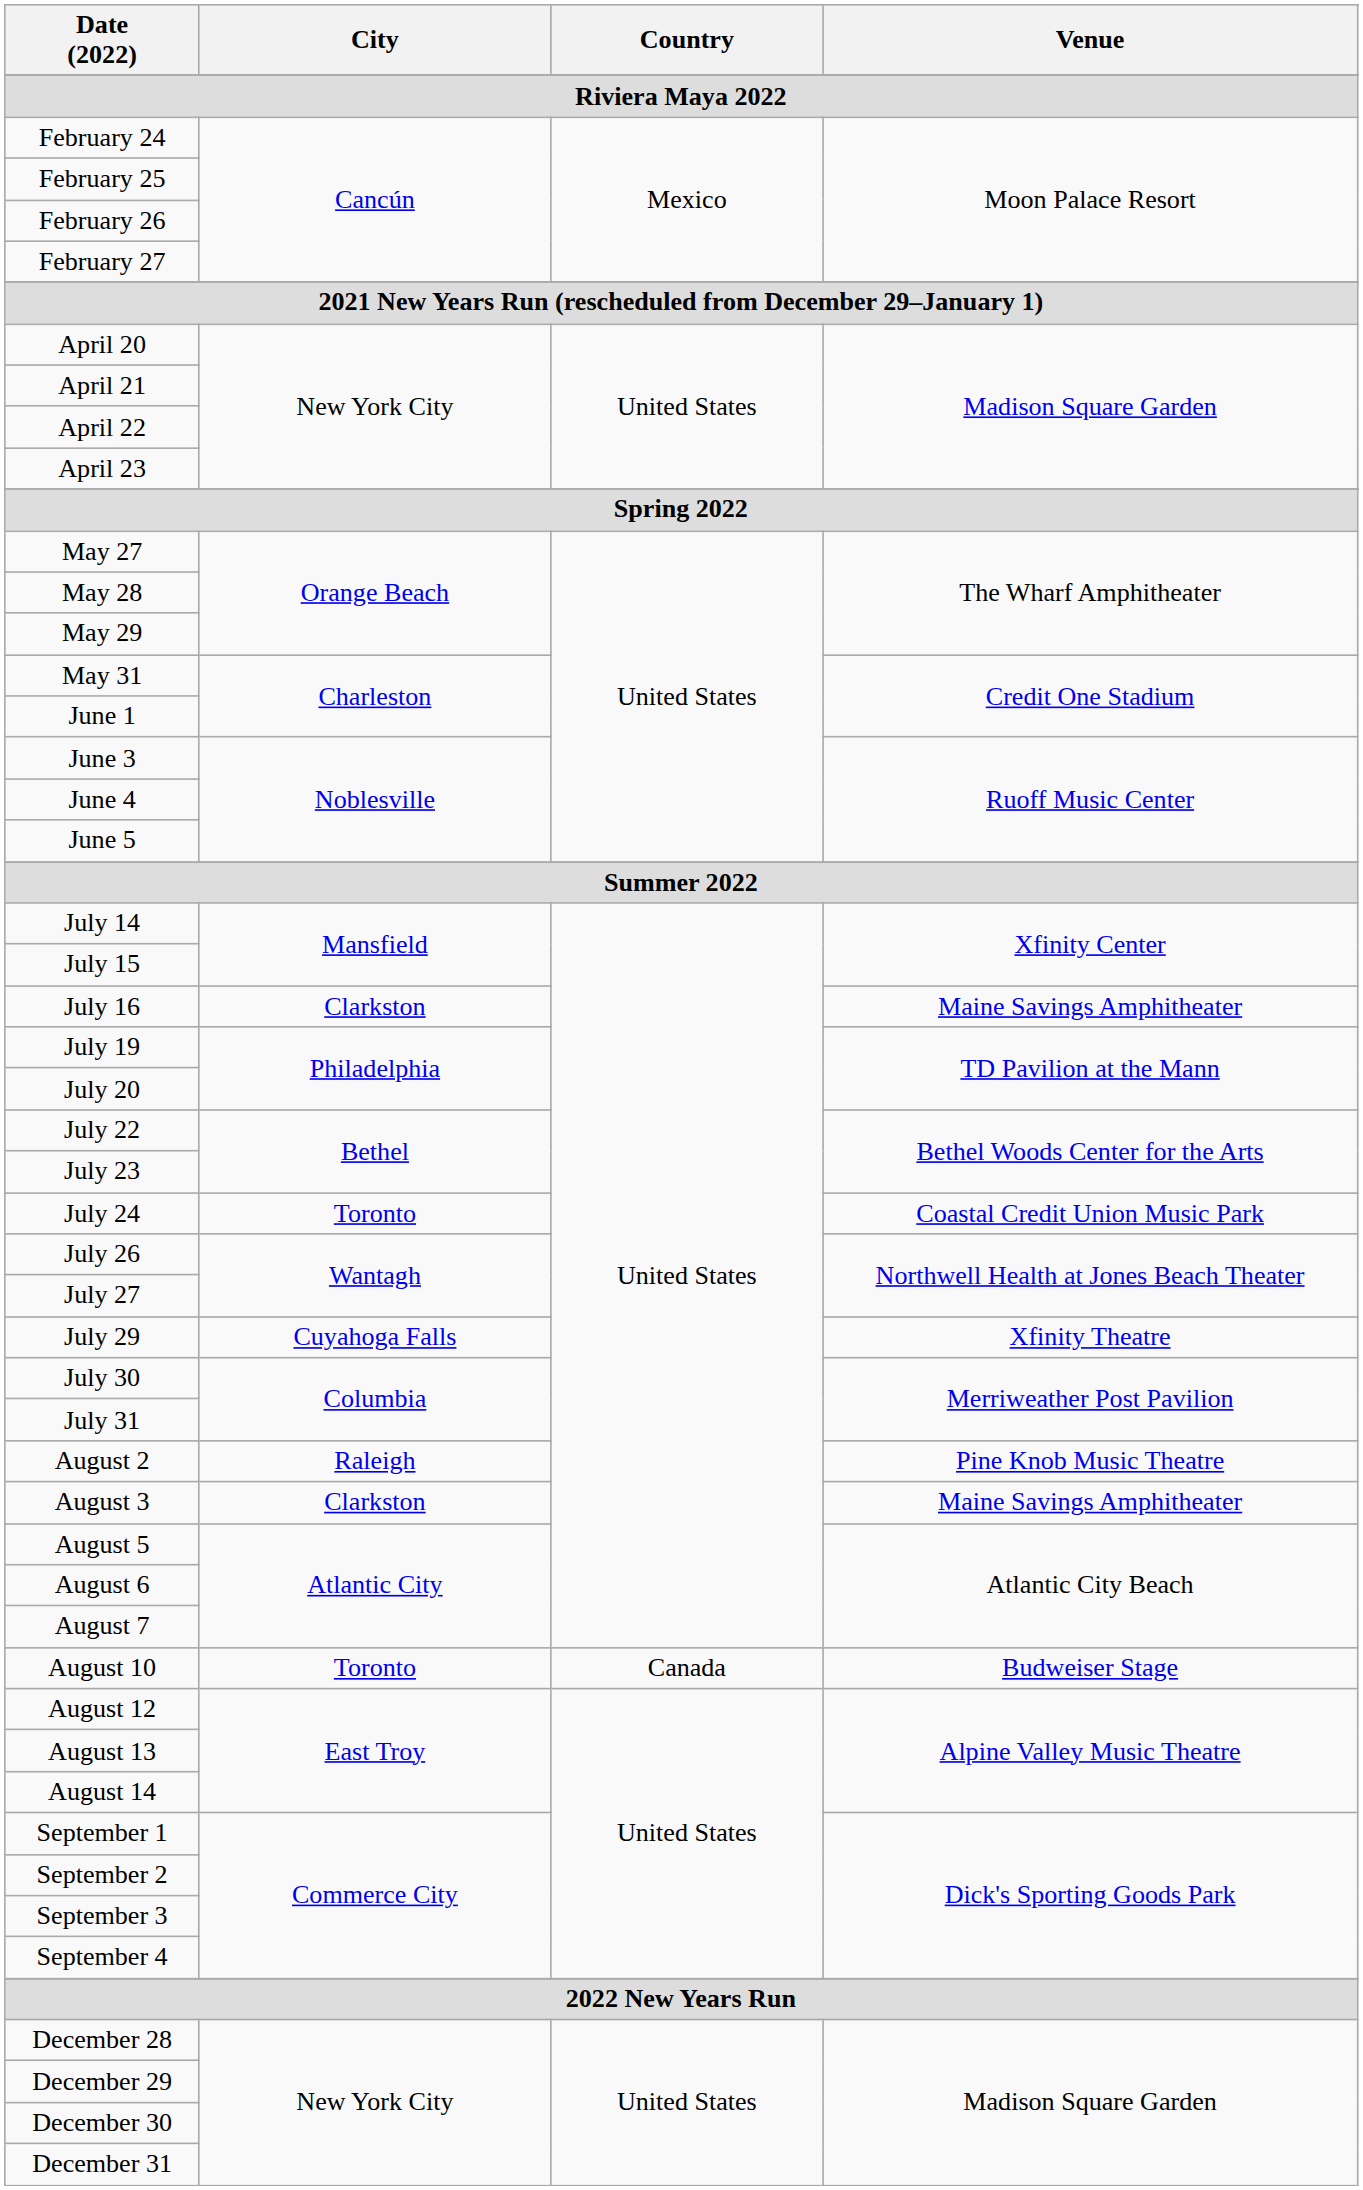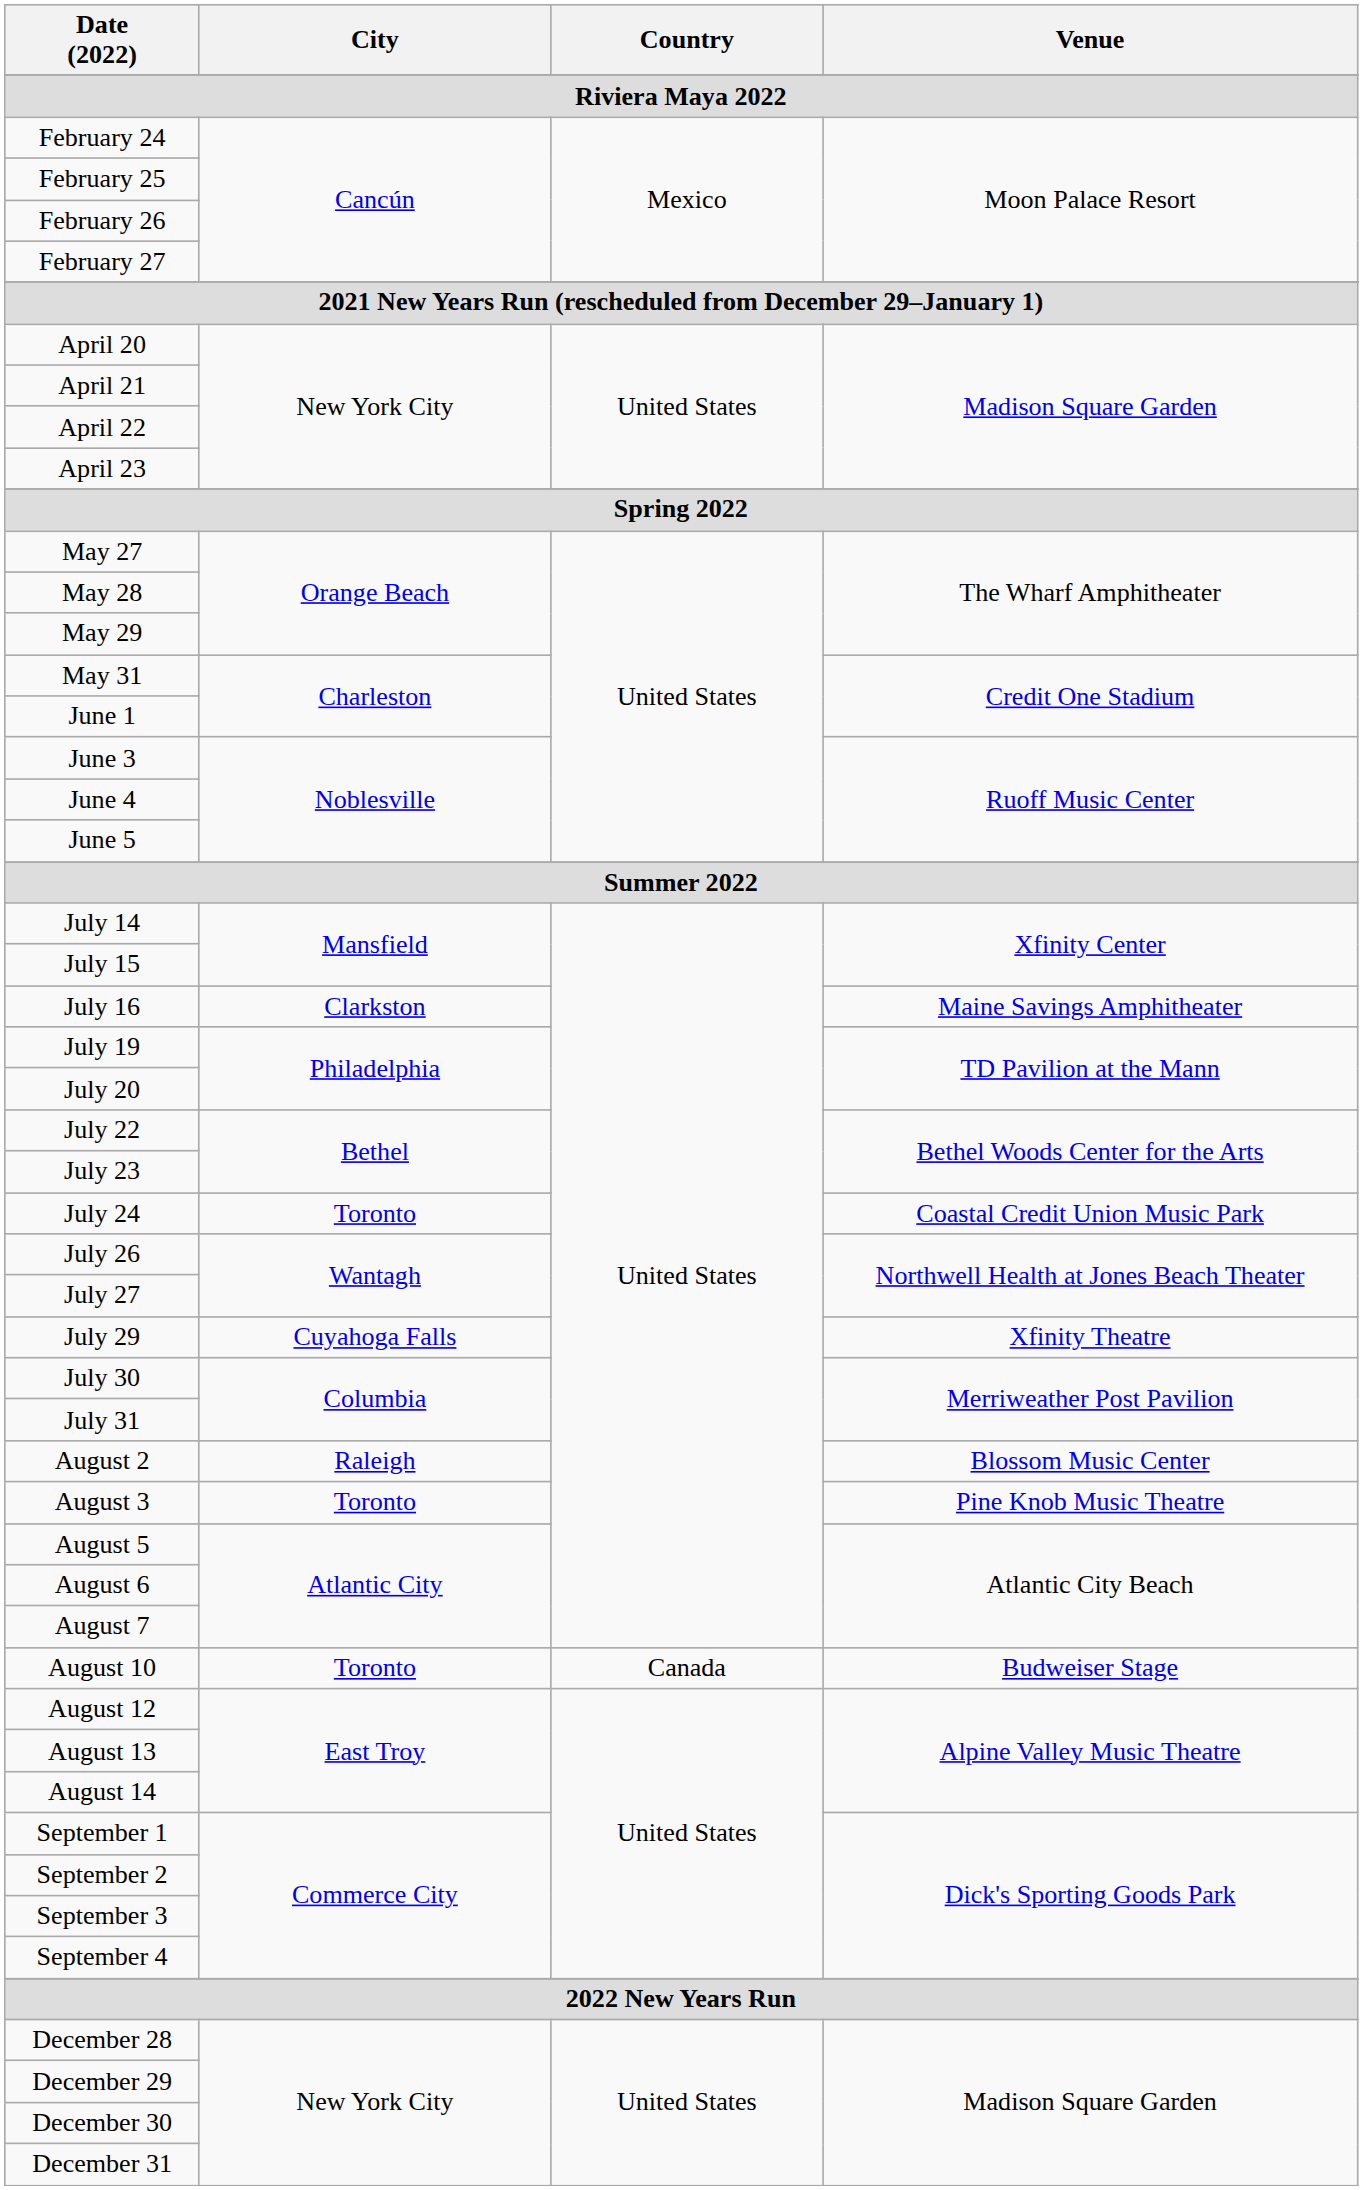(1090, 1460) Pine Knob Music Theatre -> (1090, 1460) Blossom Music Center
(375, 1502) Clarkston -> (375, 1502) Toronto
(1090, 1502) Maine Savings Amphitheater -> (1090, 1502) Pine Knob Music Theatre
